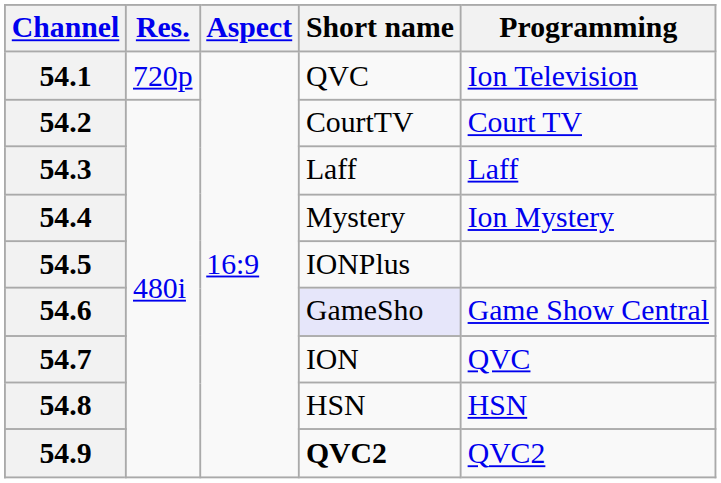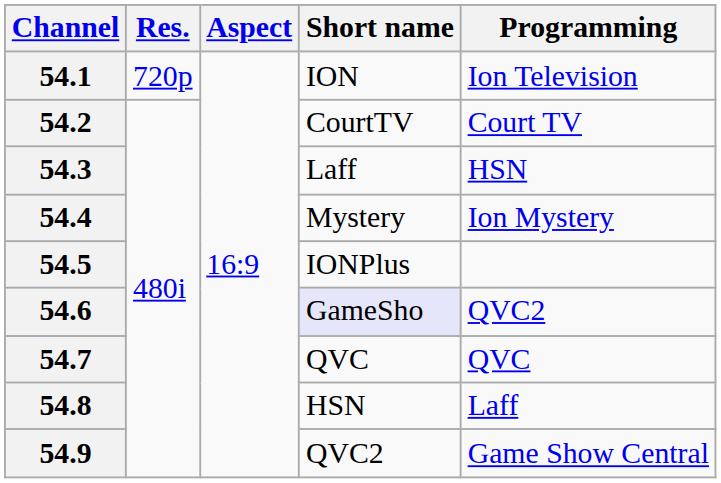(337, 75) QVC -> (332, 75) ION
(493, 169) Laff -> (497, 169) HSN
(588, 311) Game Show Central -> (506, 311) QVC2
(332, 358) ION -> (337, 358) QVC
(497, 405) HSN -> (493, 405) Laff
(346, 452) bold -> (345, 452) normal
(506, 452) QVC2 -> (588, 452) Game Show Central
